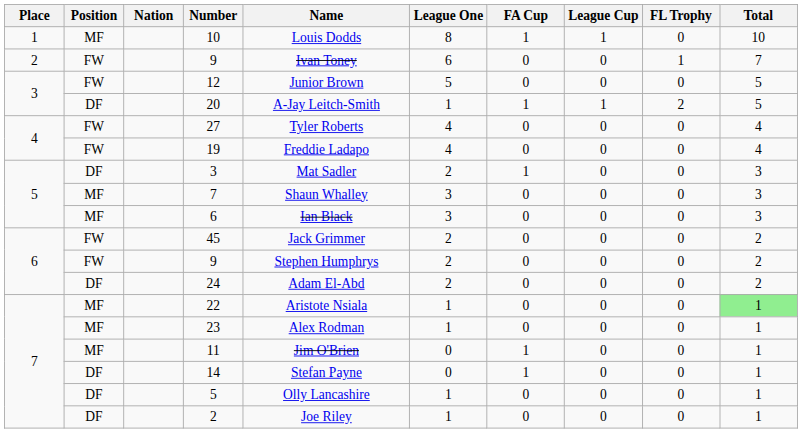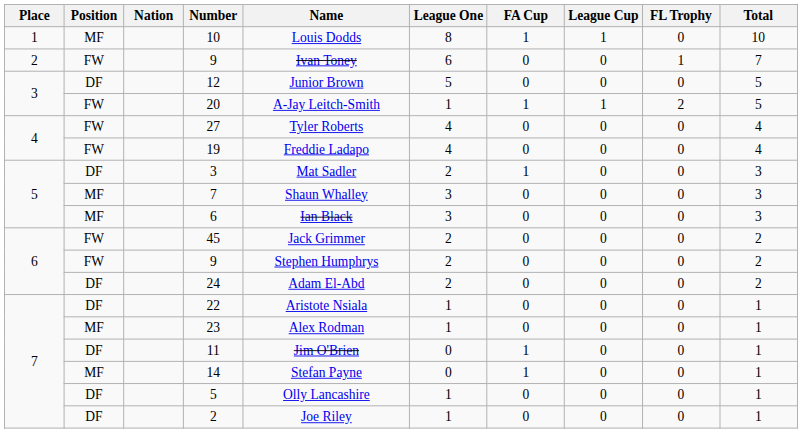(94, 82) FW -> (94, 82) DF
(94, 105) DF -> (94, 105) FW
(94, 305) MF -> (94, 305) DF
(758, 305) lightgreen background -> (758, 305) no background
(94, 350) MF -> (94, 350) DF
(94, 372) DF -> (94, 372) MF
